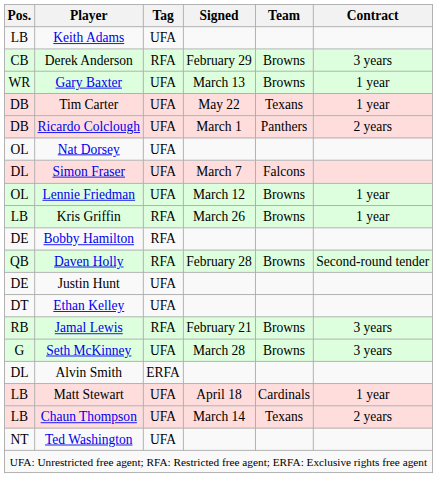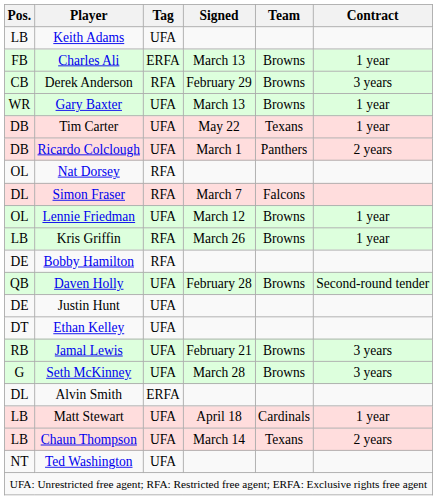+ row: (89, 60)
(163, 149) UFA -> (163, 171) RFA
(163, 171) UFA -> (163, 194) RFA
(163, 261) RFA -> (163, 283) UFA
(163, 328) RFA -> (163, 350) UFA
